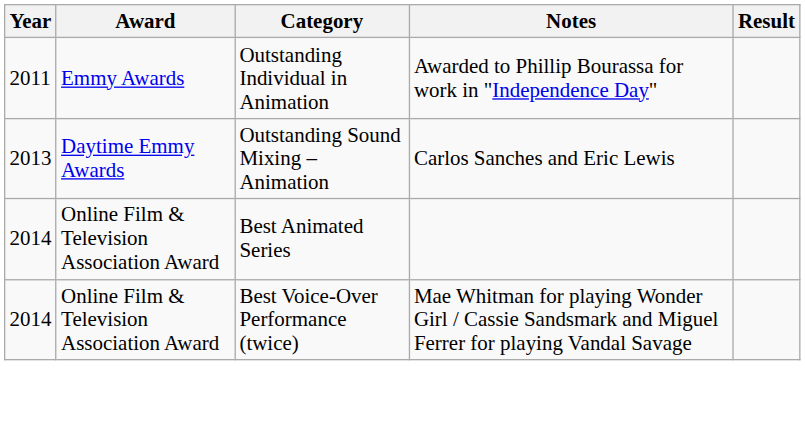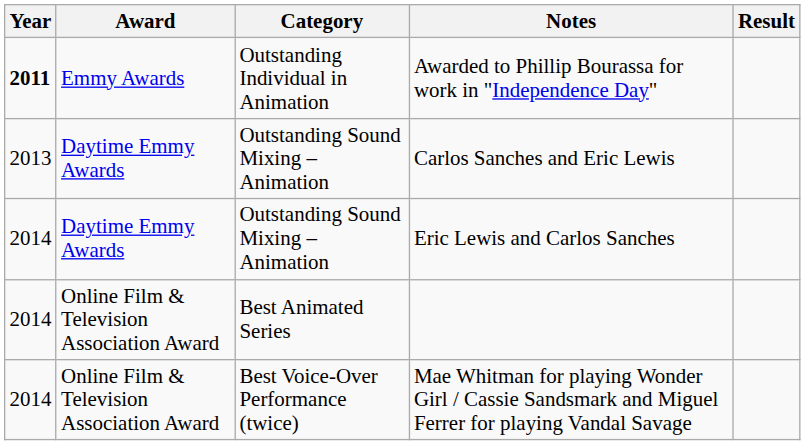(30, 77) normal -> (30, 77) bold
+ row: (544, 238)
